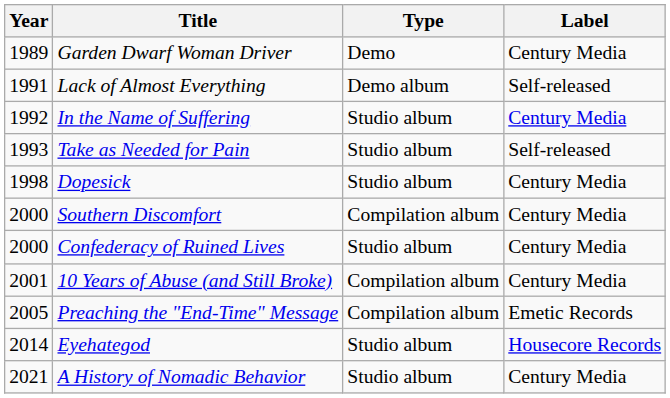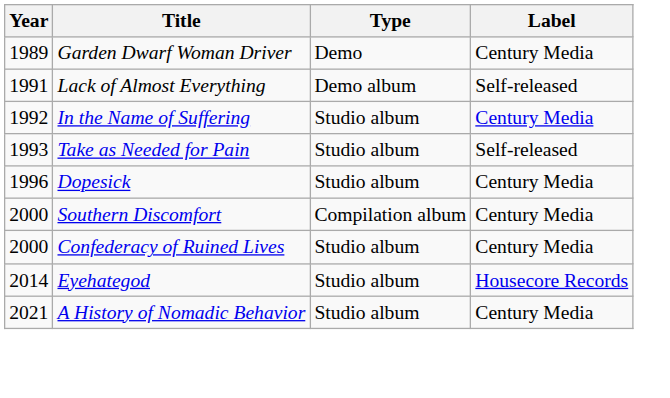(29, 182) 1998 -> (29, 182) 1996
- row: (195, 279)
- row: (198, 311)
